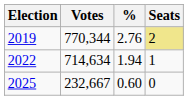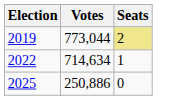- column: (129, 15)
(87, 38) 770,344 -> (87, 38) 773,044
(87, 83) 232,667 -> (87, 83) 250,886
